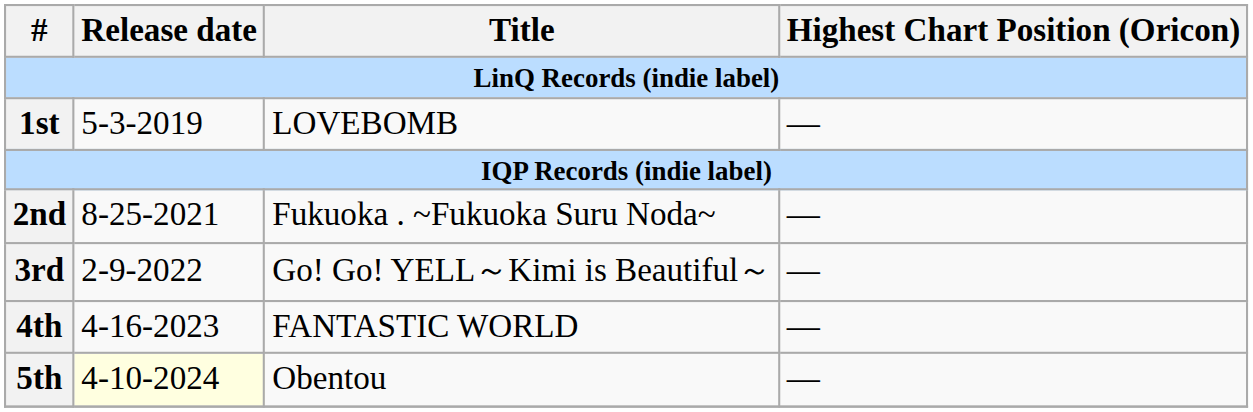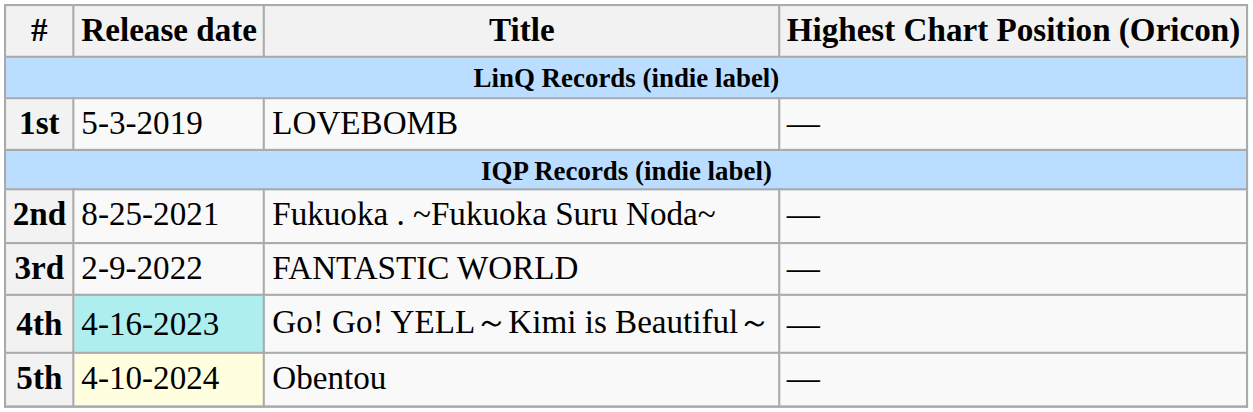(522, 271) Go! Go! YELL～Kimi is Beautiful～ -> (522, 268) FANTASTIC WORLD
(169, 327) no background -> (169, 324) paleturquoise background
(522, 327) FANTASTIC WORLD -> (522, 324) Go! Go! YELL～Kimi is Beautiful～
